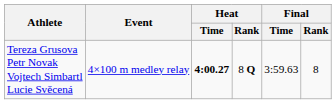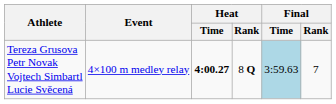(281, 70) no background -> (281, 70) lightblue background
(316, 70) 8 -> (316, 70) 7
